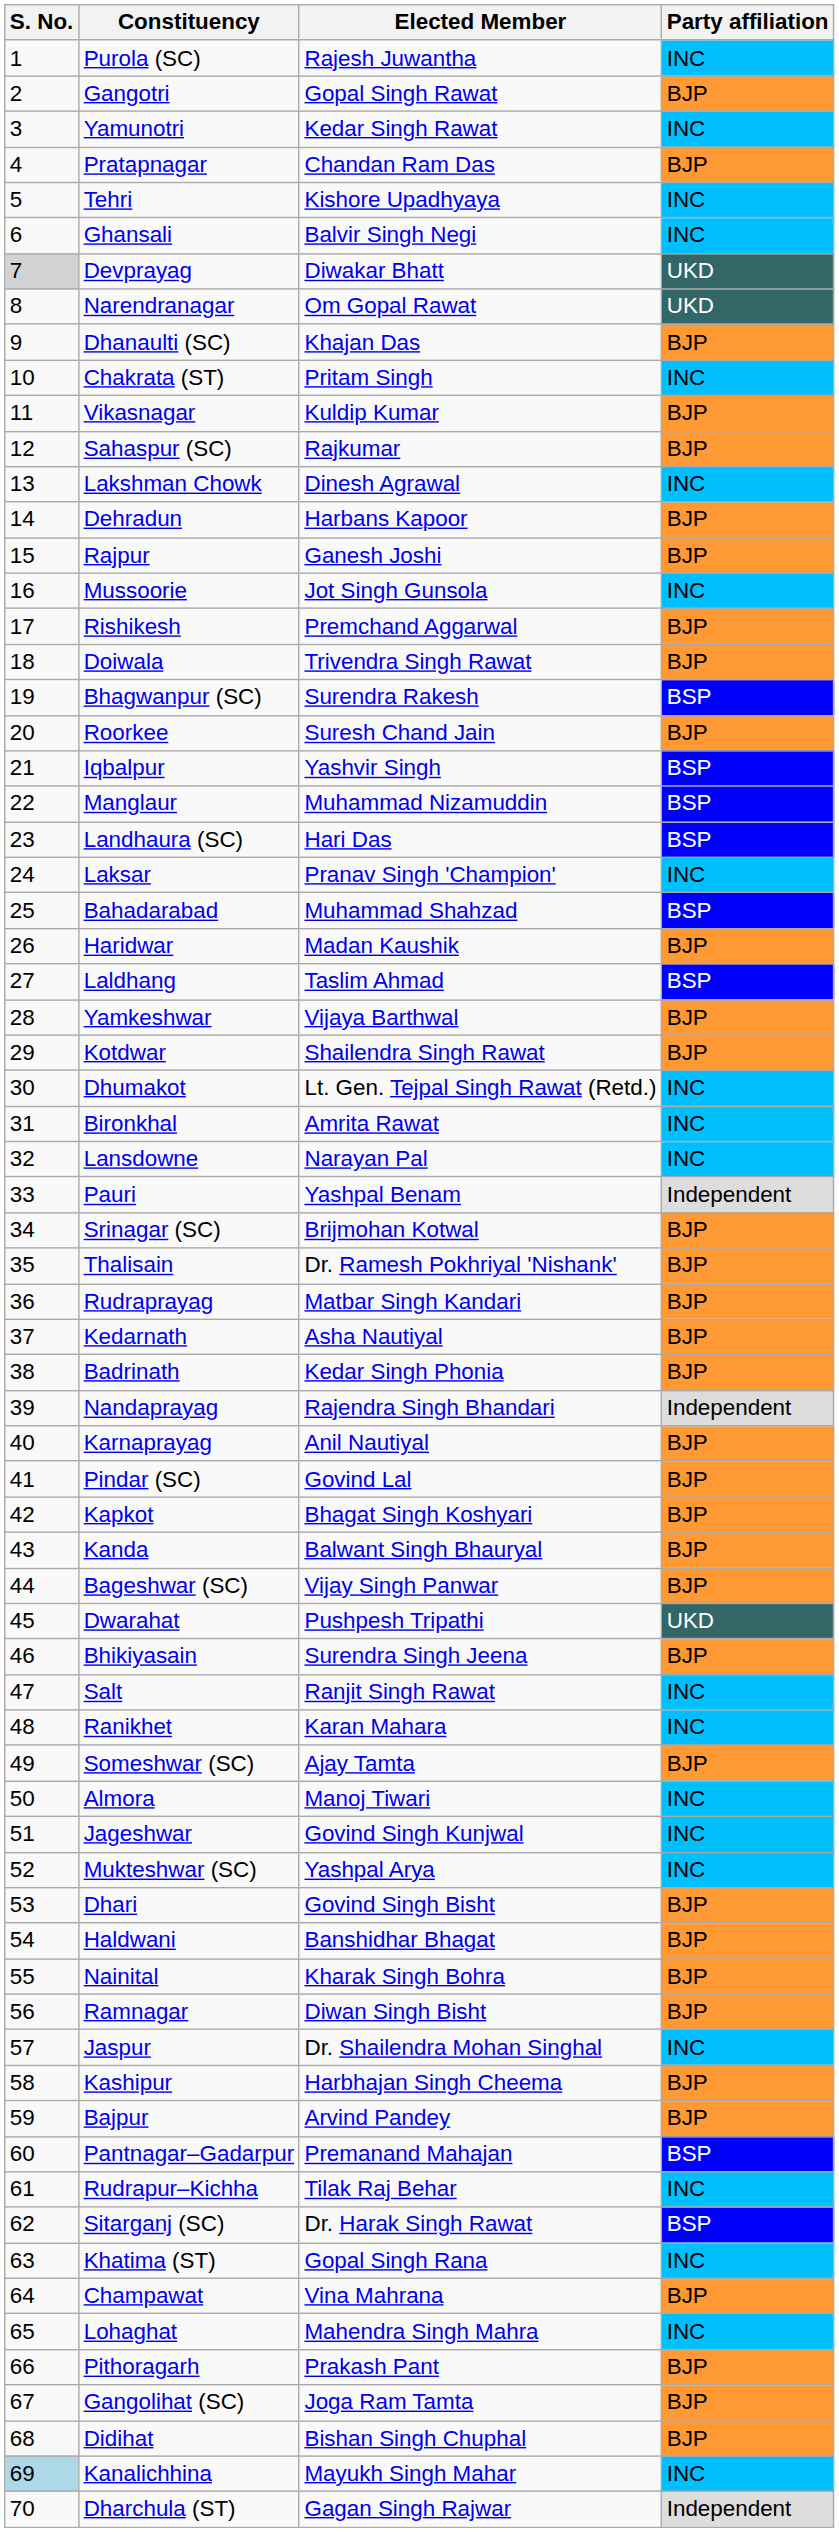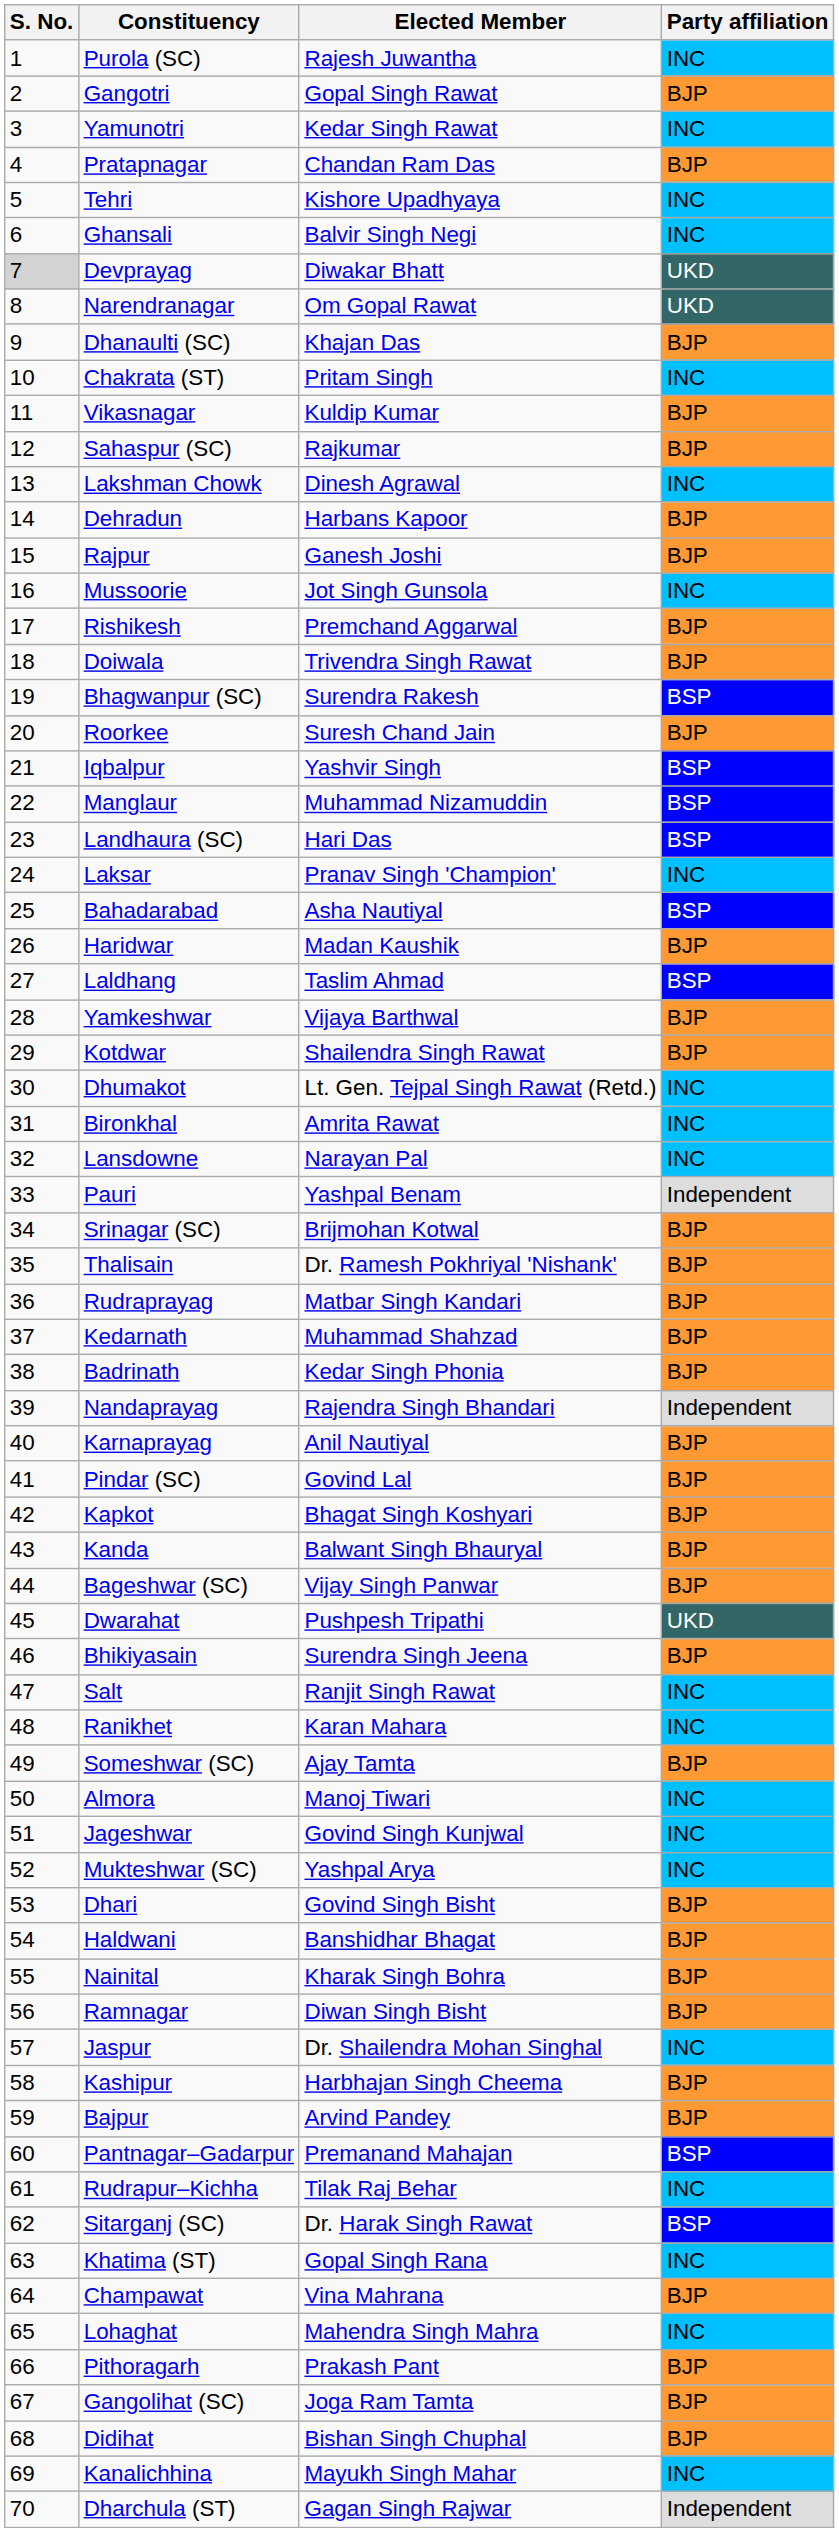(411, 910) Muhammad Shahzad -> (374, 910) Asha Nautiyal
(374, 1336) Asha Nautiyal -> (411, 1336) Muhammad Shahzad
(22, 2473) lightblue background -> (22, 2473) no background
